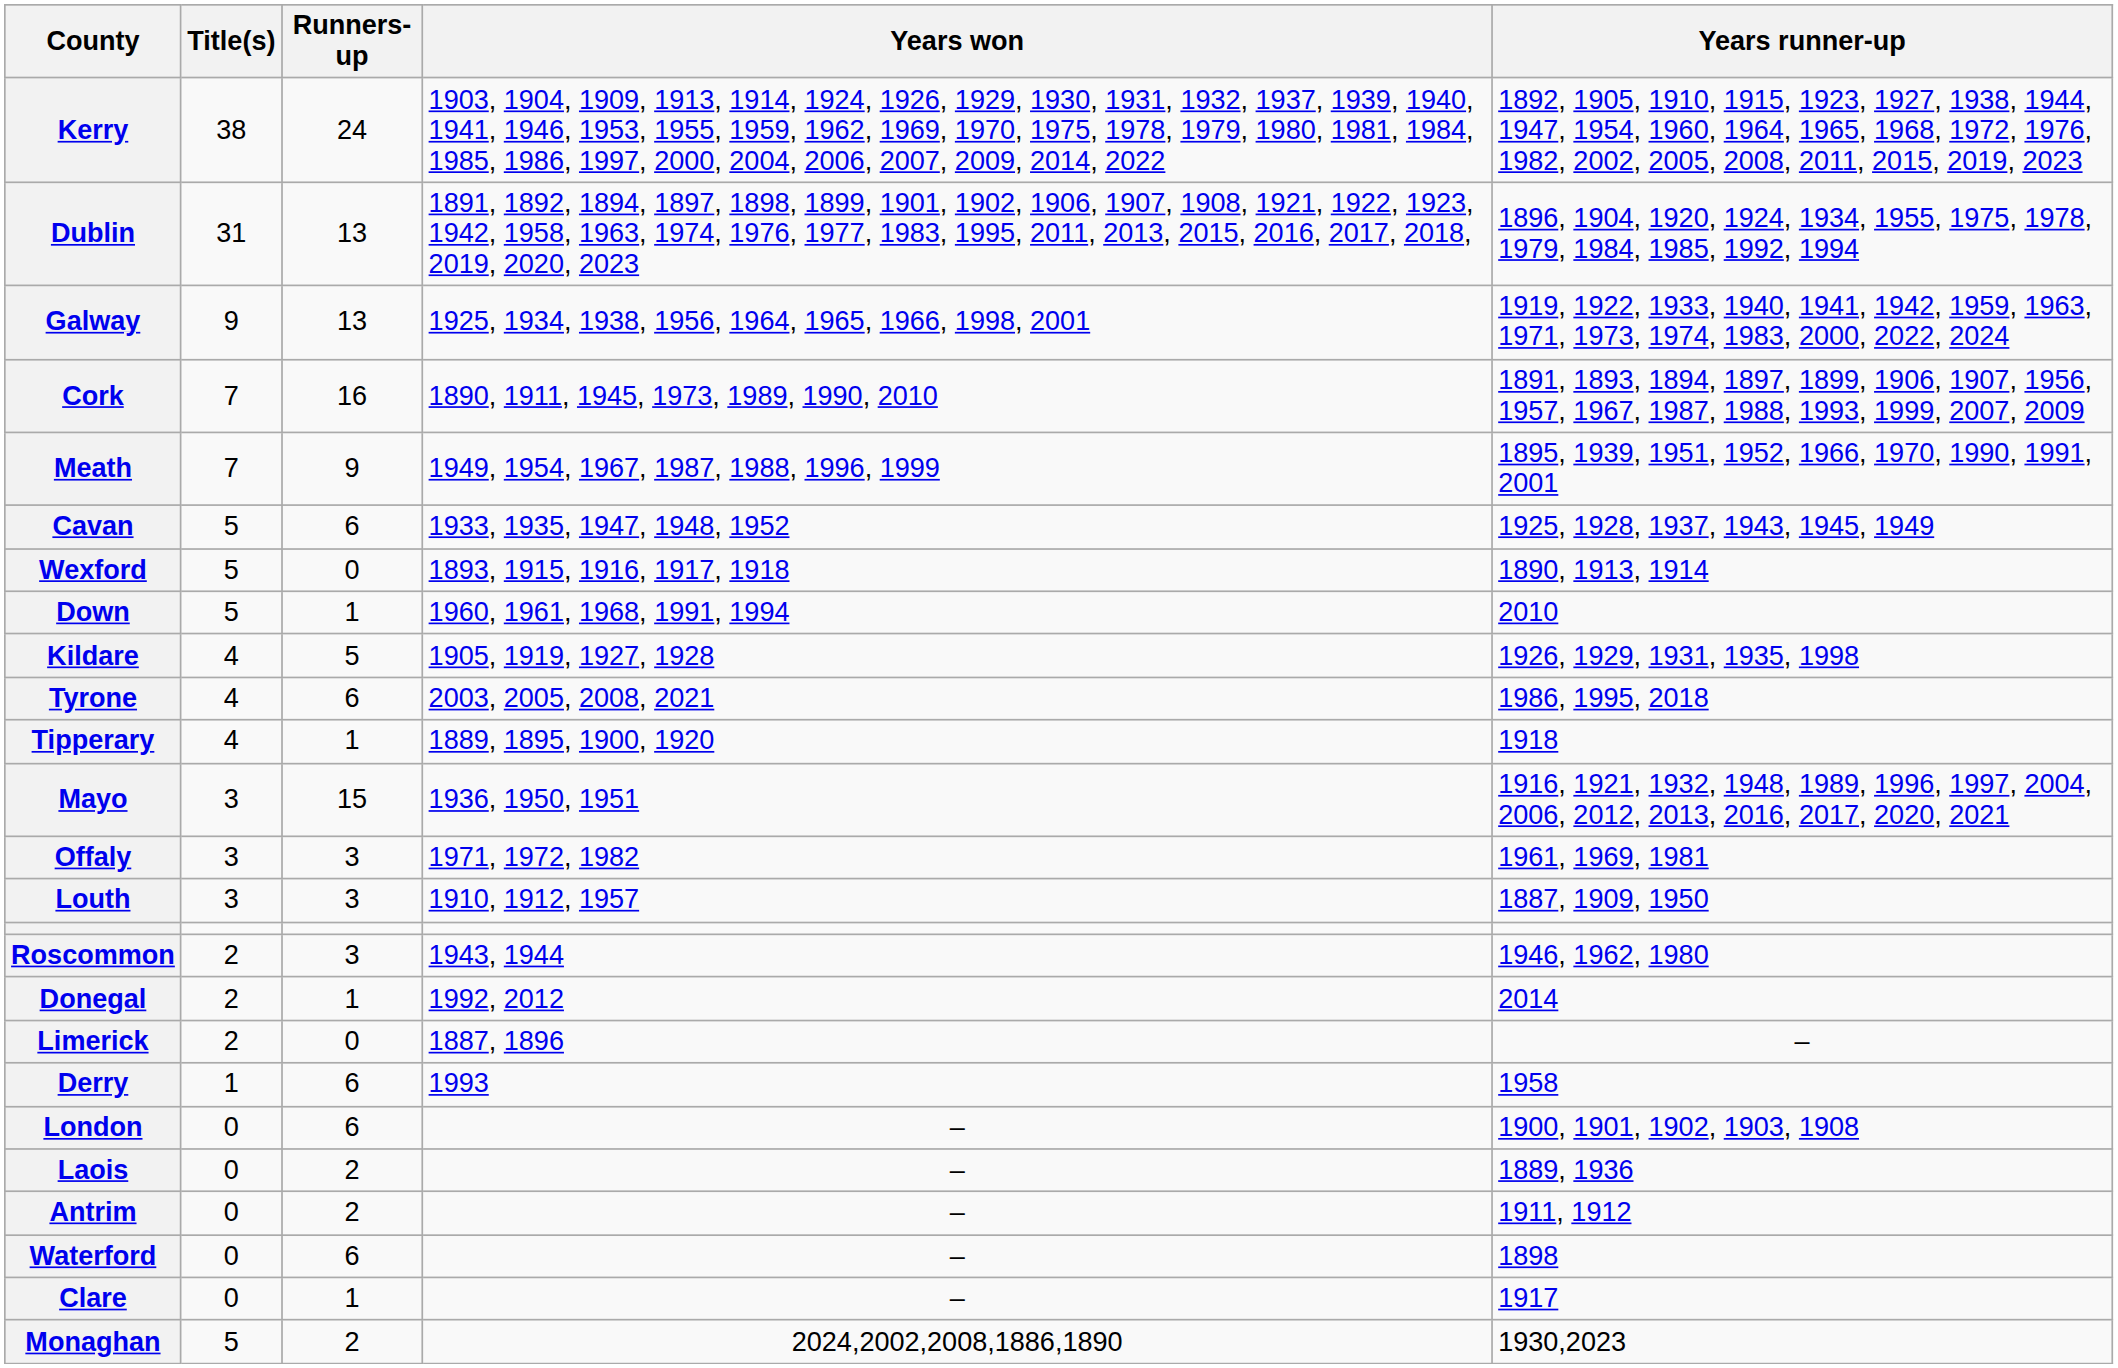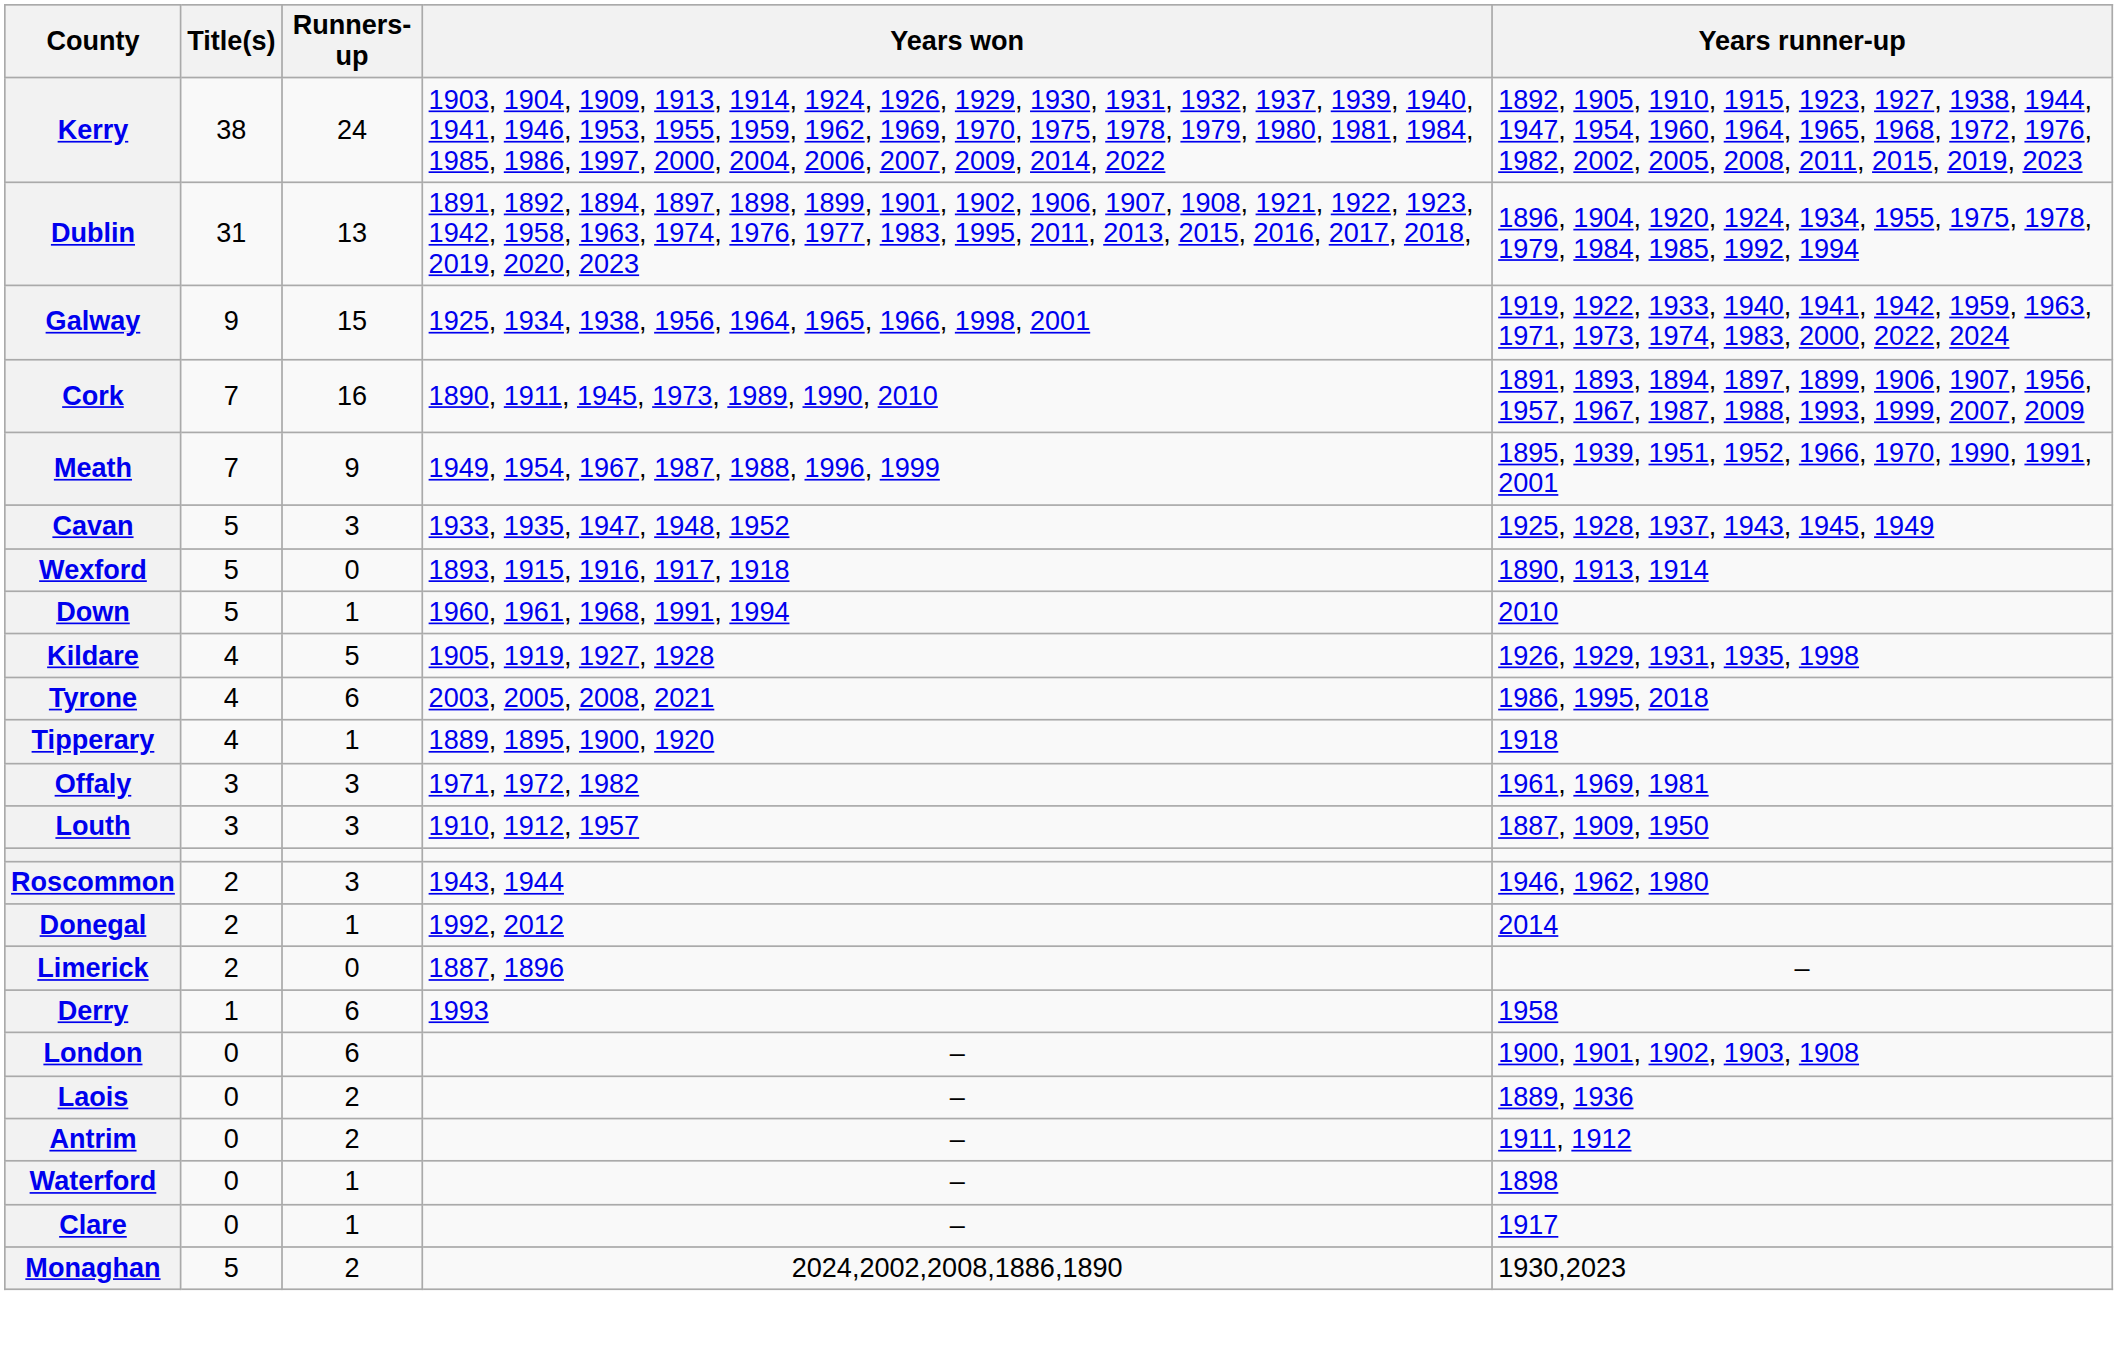(352, 321) 13 -> (352, 321) 15
(352, 526) 6 -> (352, 526) 3
- row: (93, 799)
(352, 1255) 6 -> (352, 1182) 1
